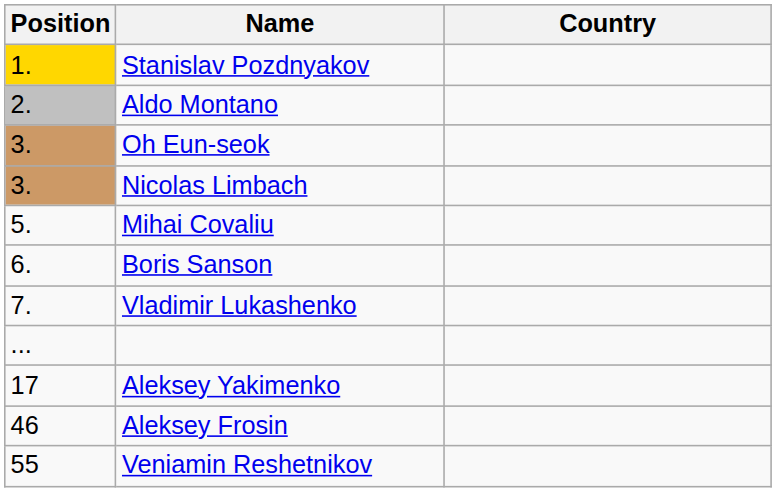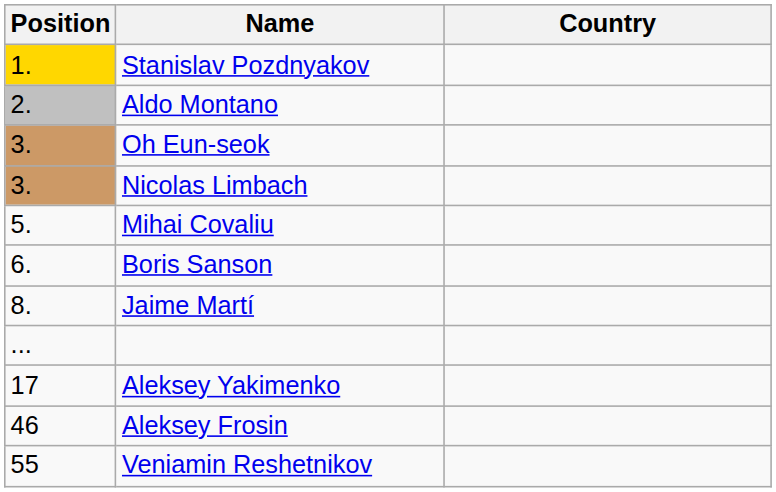- row: (239, 305)
+ row: (188, 305)
